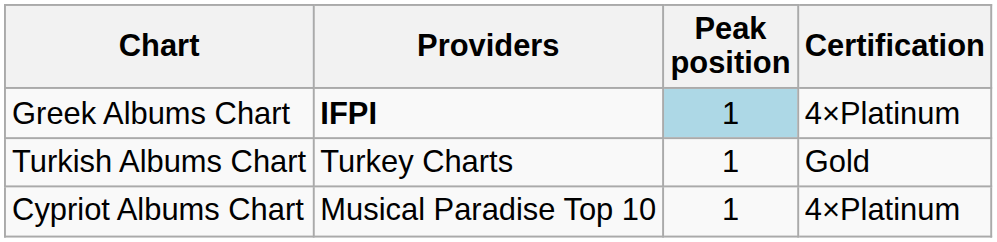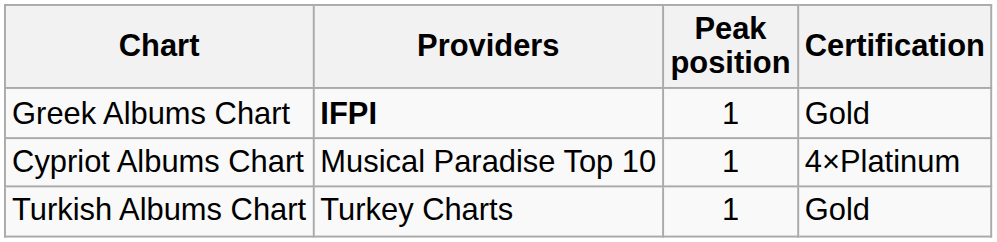(730, 112) lightblue background -> (730, 112) no background
(882, 112) 4×Platinum -> (837, 112) Gold
rows swapped: (158, 210) <-> (159, 161)
